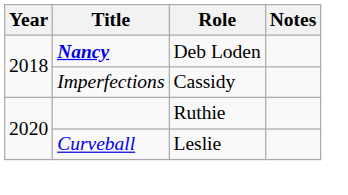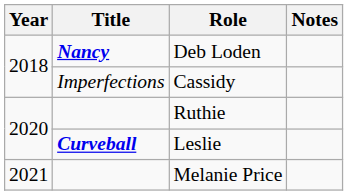(96, 143) normal -> (97, 143) bold
+ row: (228, 174)
